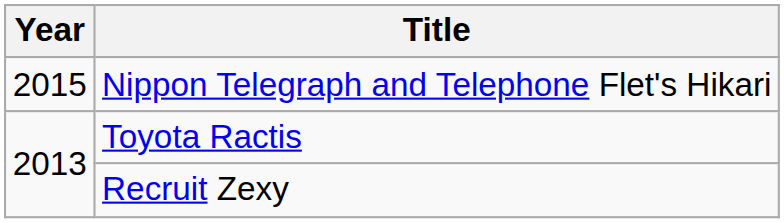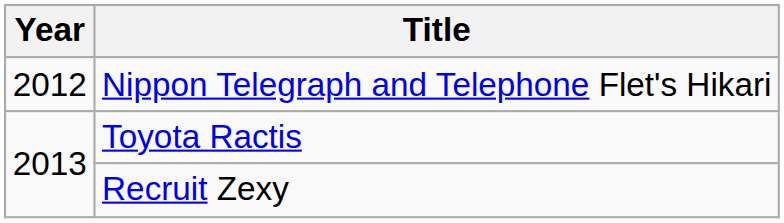(50, 83) 2015 -> (50, 83) 2012
